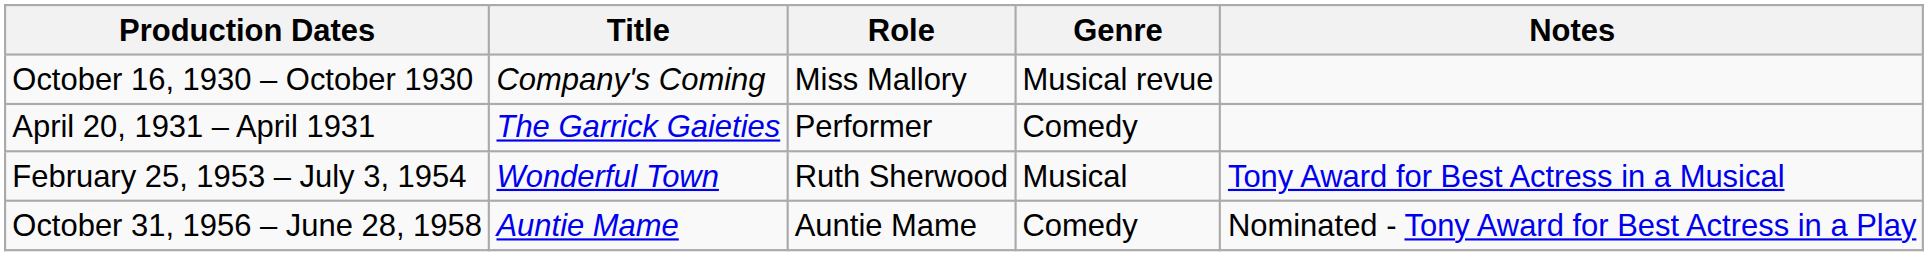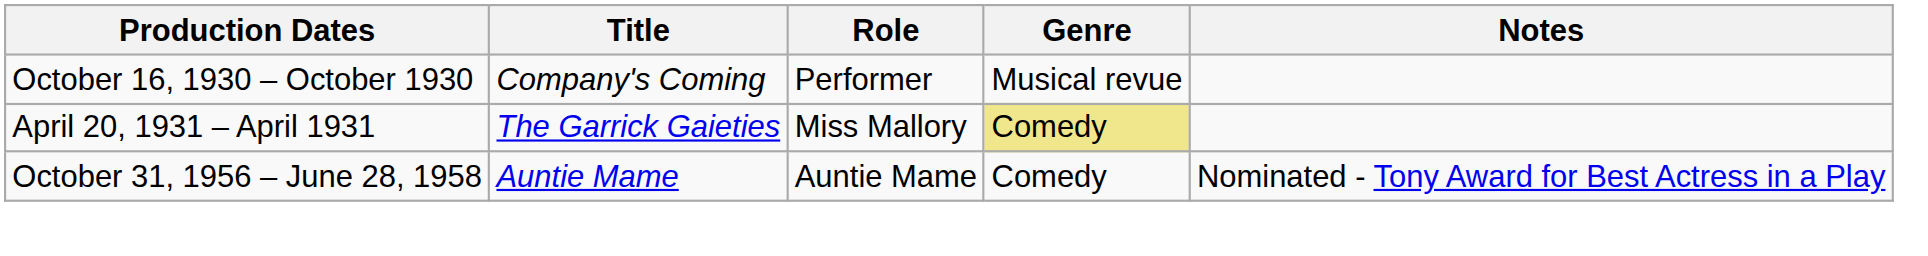(881, 79) Miss Mallory -> (864, 79) Performer
(864, 128) Performer -> (881, 128) Miss Mallory
(1080, 128) no background -> (1049, 128) khaki background
- row: (239, 177)
